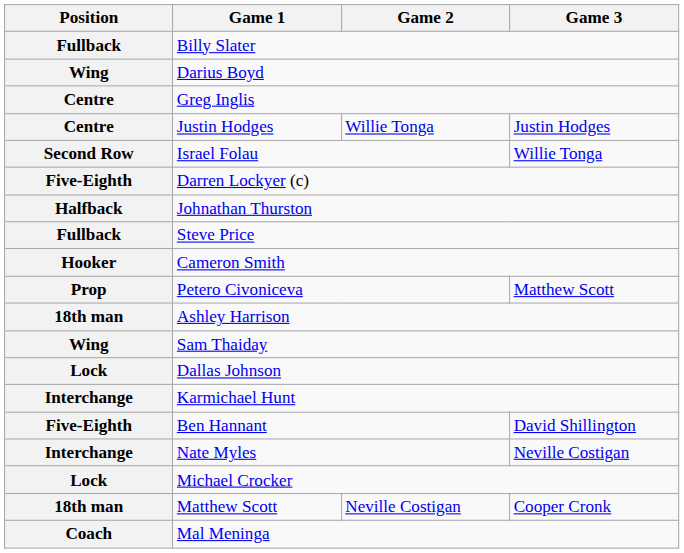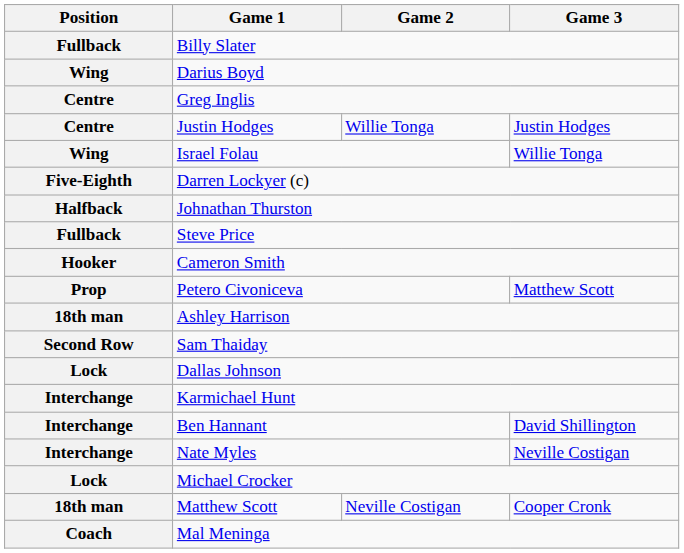(89, 153) Second Row -> (89, 153) Wing
(89, 343) Wing -> (89, 343) Second Row
(89, 425) Five-Eighth -> (89, 425) Interchange
